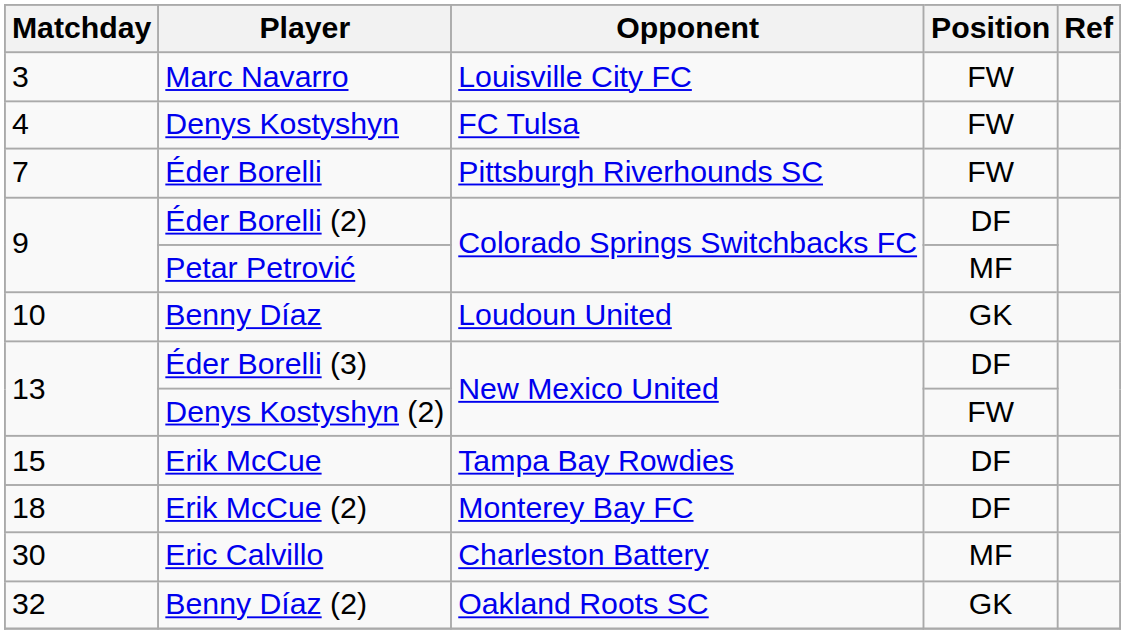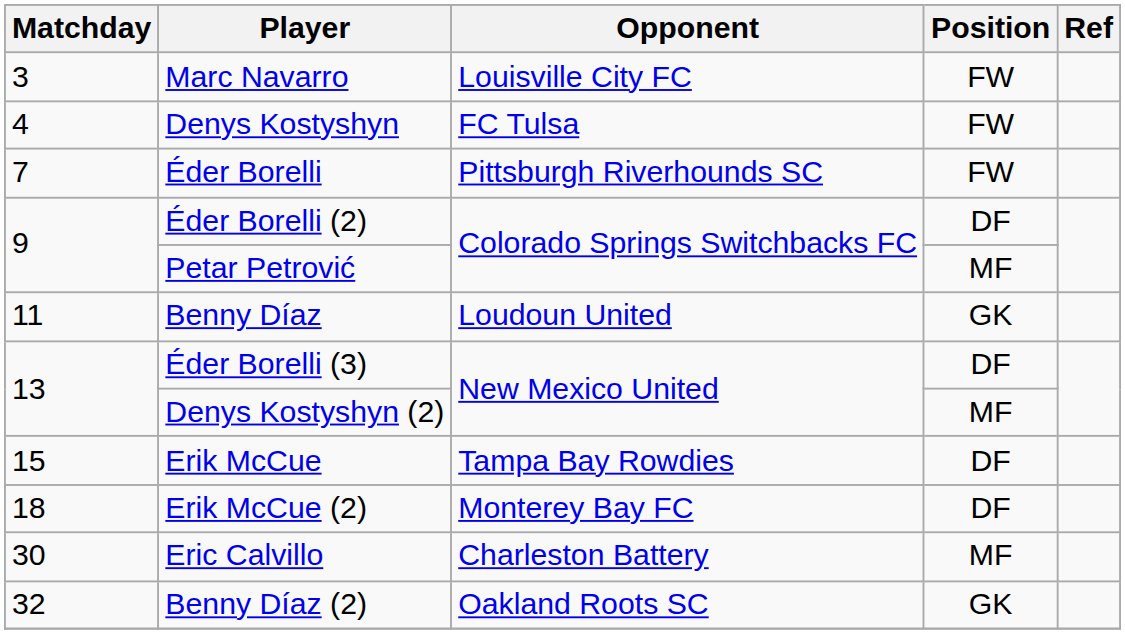(29, 316) 10 -> (28, 316) 11
(991, 412) FW -> (991, 412) MF
